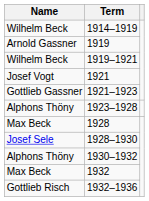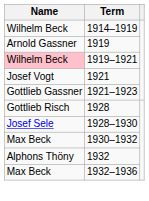(37, 60) no background -> (37, 60) pink background
- row: (112, 108)
(29, 124) Max Beck -> (38, 108) Gottlieb Risch
(40, 156) Alphons Thöny -> (29, 140) Max Beck
(29, 172) Max Beck -> (40, 156) Alphons Thöny
(38, 188) Gottlieb Risch -> (29, 172) Max Beck
